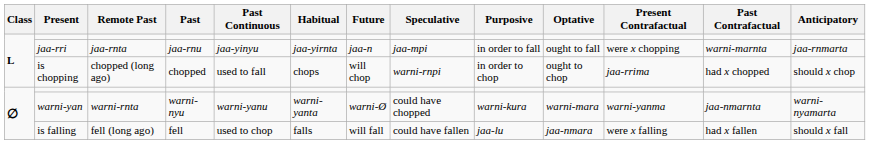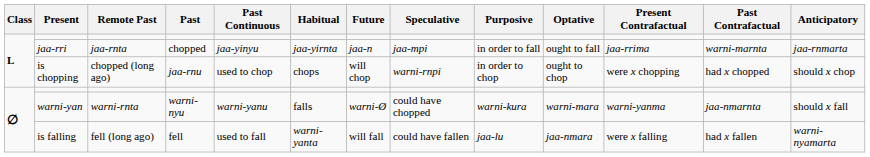(185, 48) jaa-rnu -> (187, 48) chopped
(643, 48) were x chopping -> (628, 48) jaa-rrima
(187, 71) chopped -> (185, 71) jaa-rnu
(241, 71) used to fall -> (245, 71) used to chop
(628, 71) jaa-rrima -> (643, 71) were x chopping
(308, 107) warni-yanta -> (303, 107) falls
(815, 107) warni-nyamarta -> (821, 107) should x fall
(245, 130) used to chop -> (241, 136) used to fall
(303, 130) falls -> (308, 136) warni-yanta
(821, 130) should x fall -> (815, 136) warni-nyamarta
